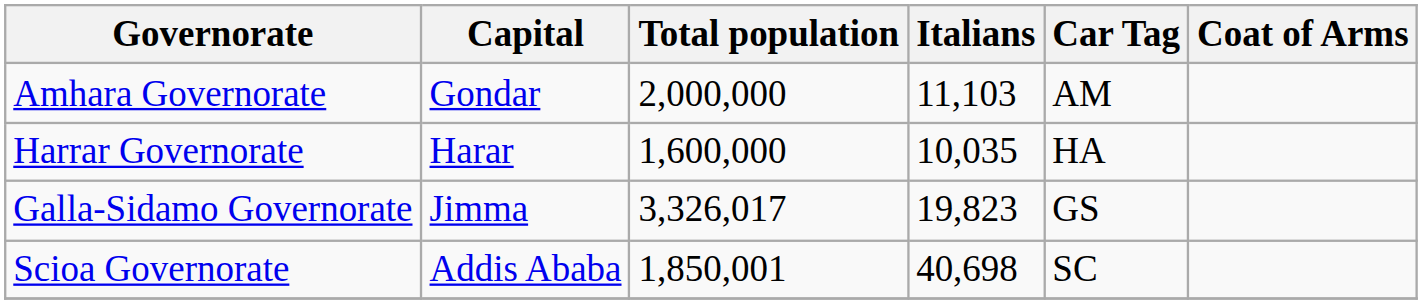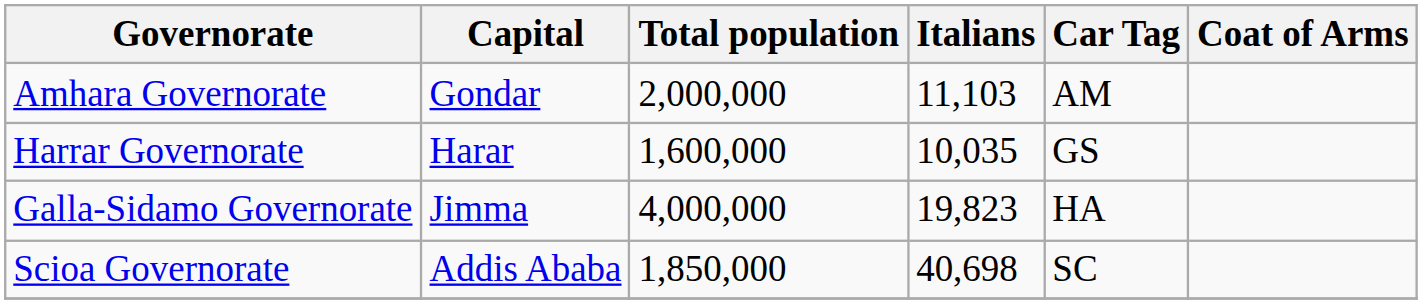(1079, 151) HA -> (1076, 151) GS
(712, 209) 3,326,017 -> (712, 209) 4,000,000
(1076, 209) GS -> (1079, 209) HA
(712, 268) 1,850,001 -> (712, 268) 1,850,000
